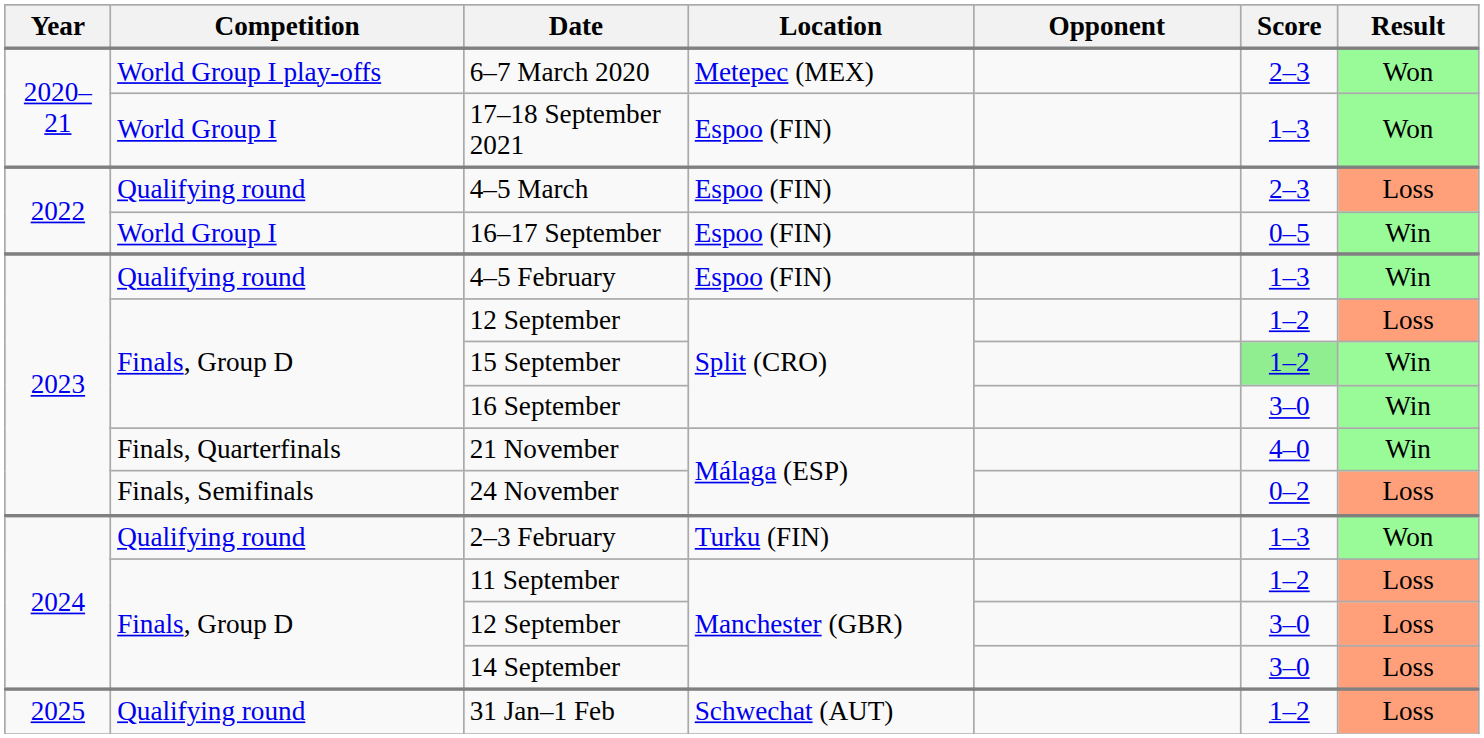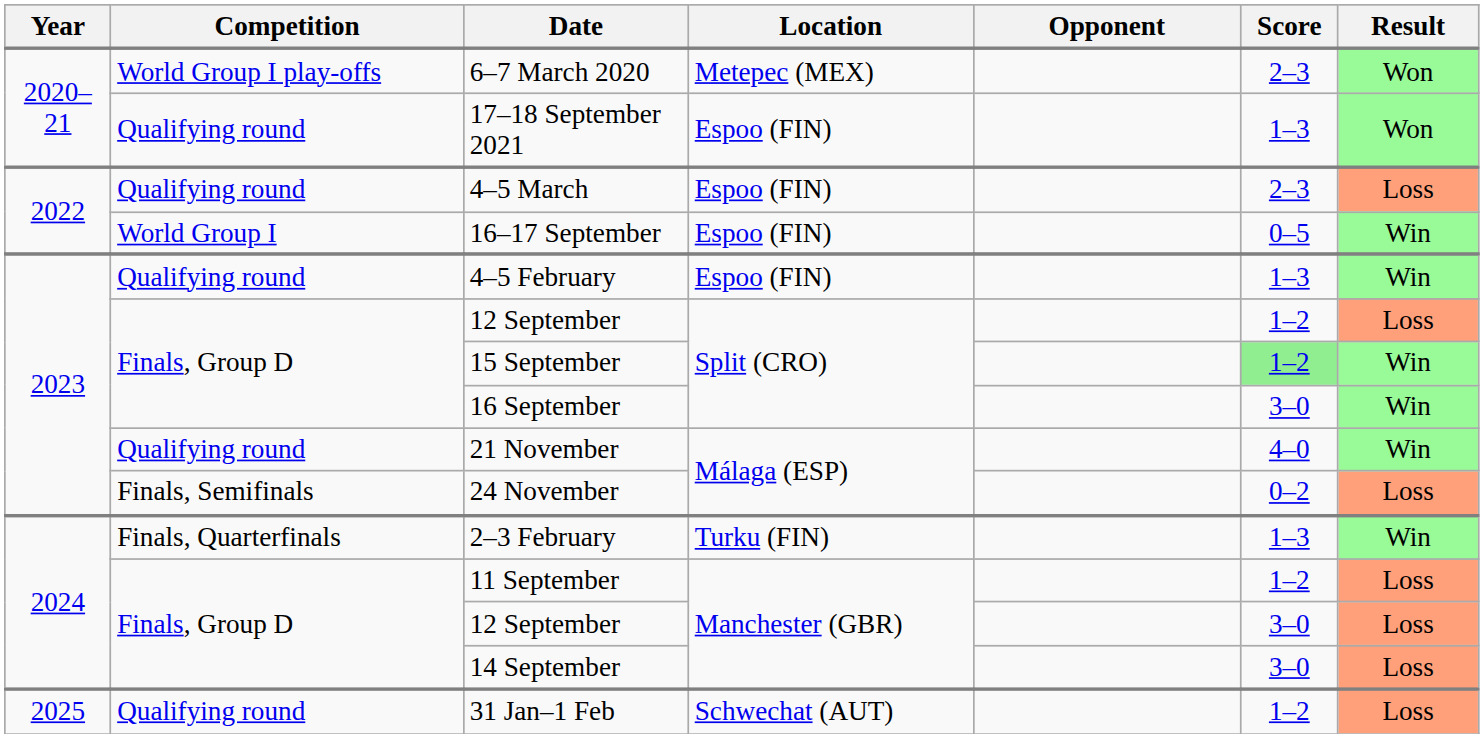(197, 129) World Group I -> (211, 129) Qualifying round
(229, 449) Finals, Quarterfinals -> (211, 449) Qualifying round
(211, 537) Qualifying round -> (229, 537) Finals, Quarterfinals
(1408, 537) Won -> (1408, 537) Win
